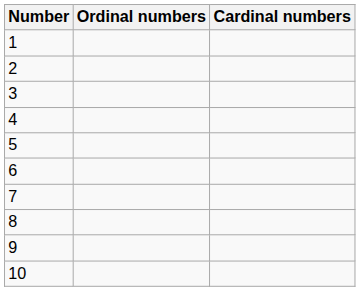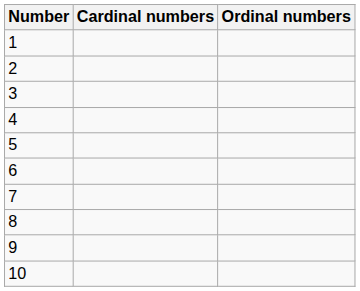columns swapped: (282, 17) <-> (141, 17)
